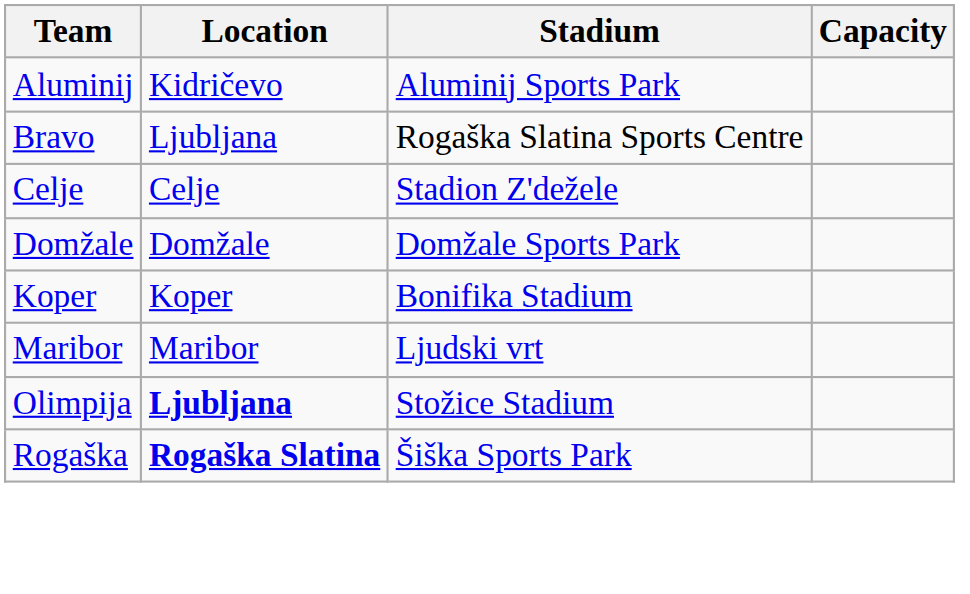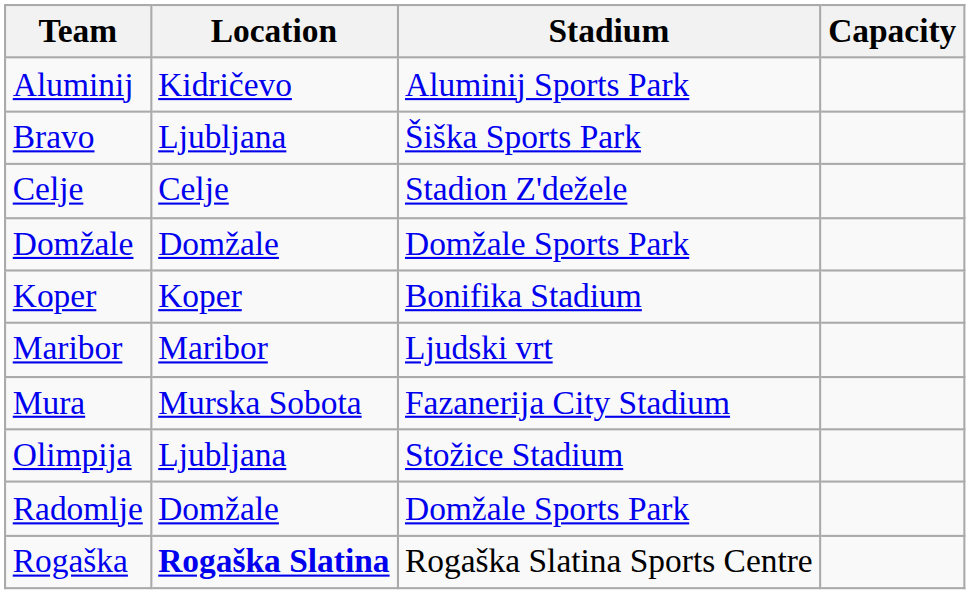(600, 137) Rogaška Slatina Sports Centre -> (523, 137) Šiška Sports Park
+ row: (49, 402)
(220, 402) bold -> (222, 455) normal
+ row: (78, 508)
(514, 455) Šiška Sports Park -> (609, 561) Rogaška Slatina Sports Centre
